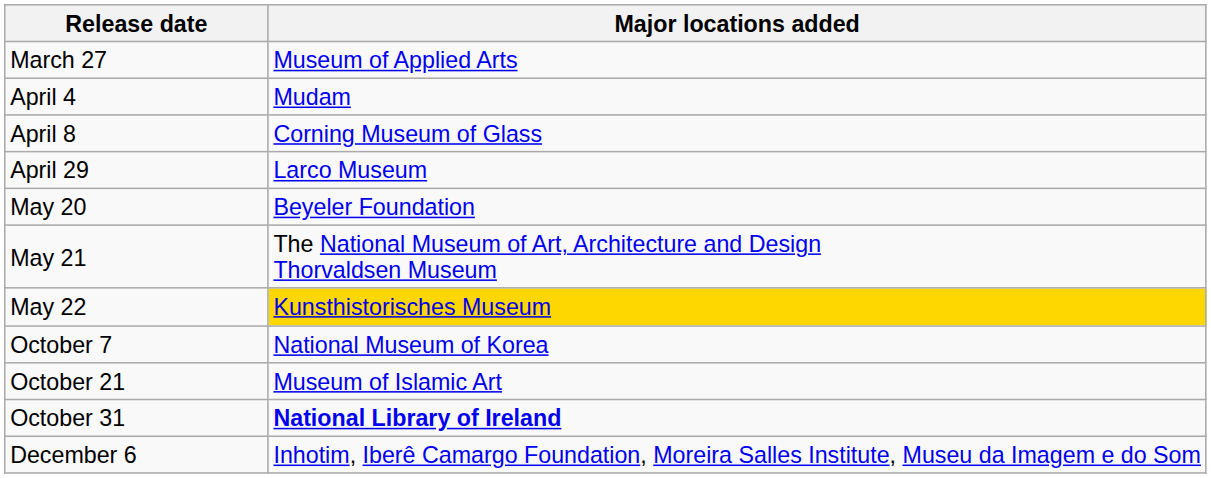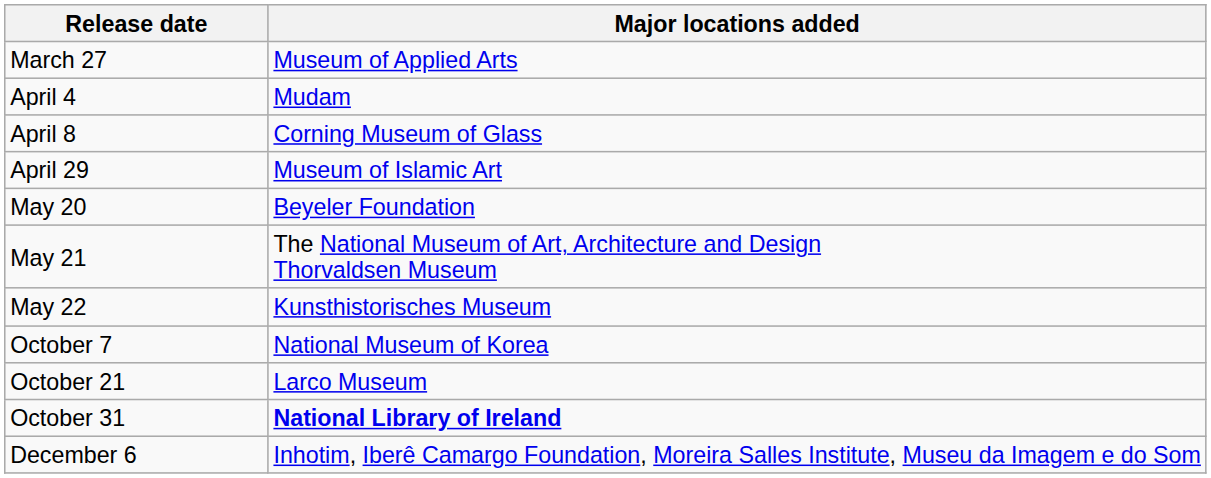(350, 171) Larco Museum -> (388, 171) Museum of Islamic Art
(412, 307) gold background -> (412, 307) no background
(388, 381) Museum of Islamic Art -> (350, 381) Larco Museum
